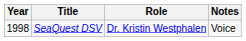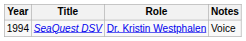(18, 28) 1998 -> (18, 28) 1994
